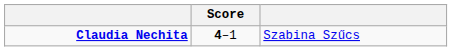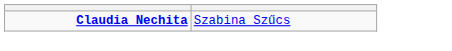- column: (226, 15)
